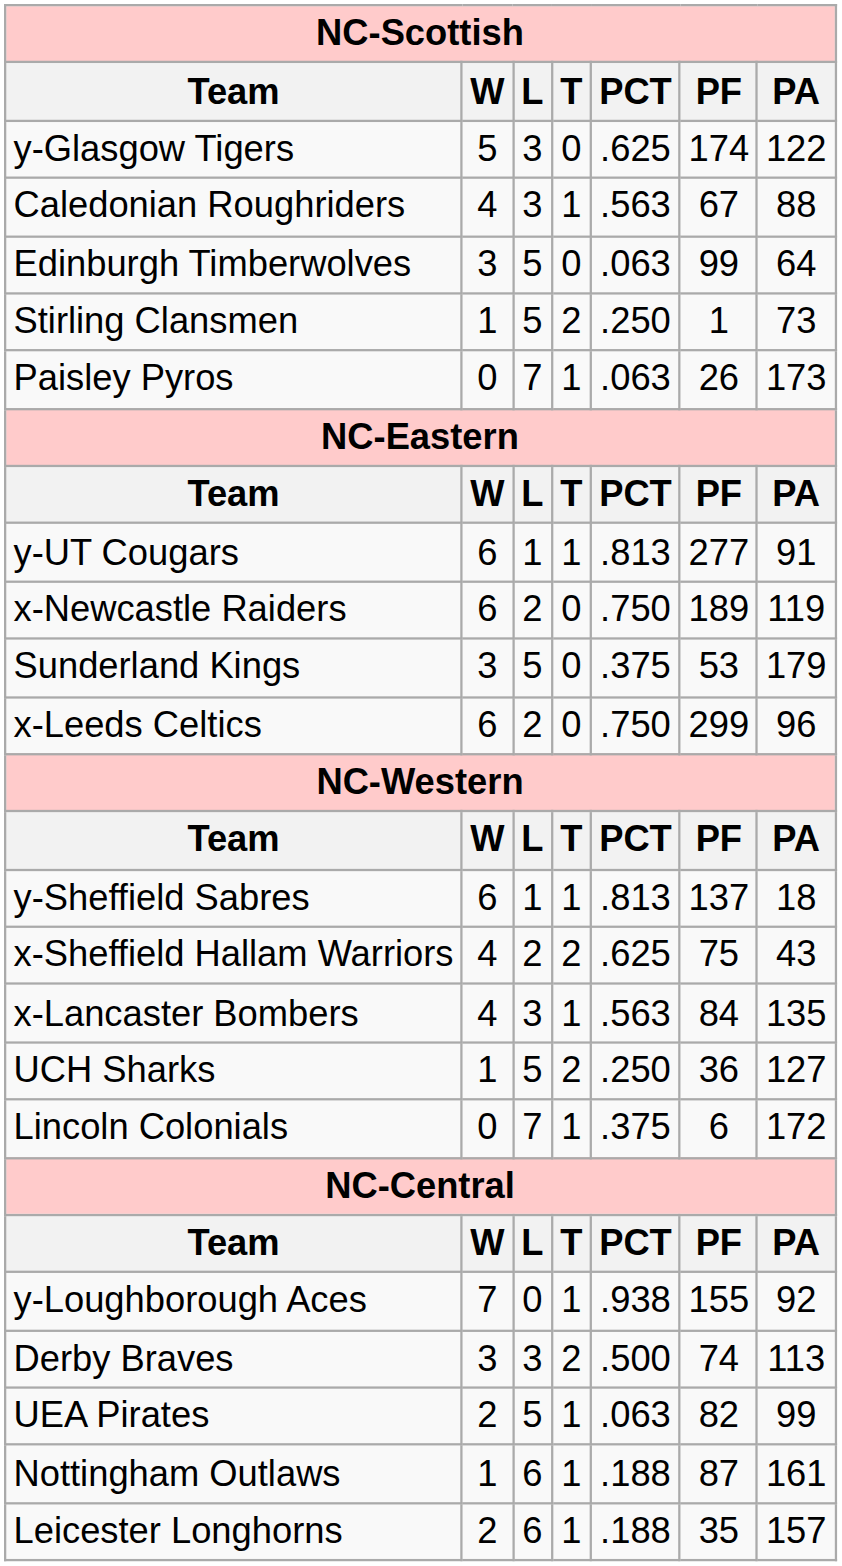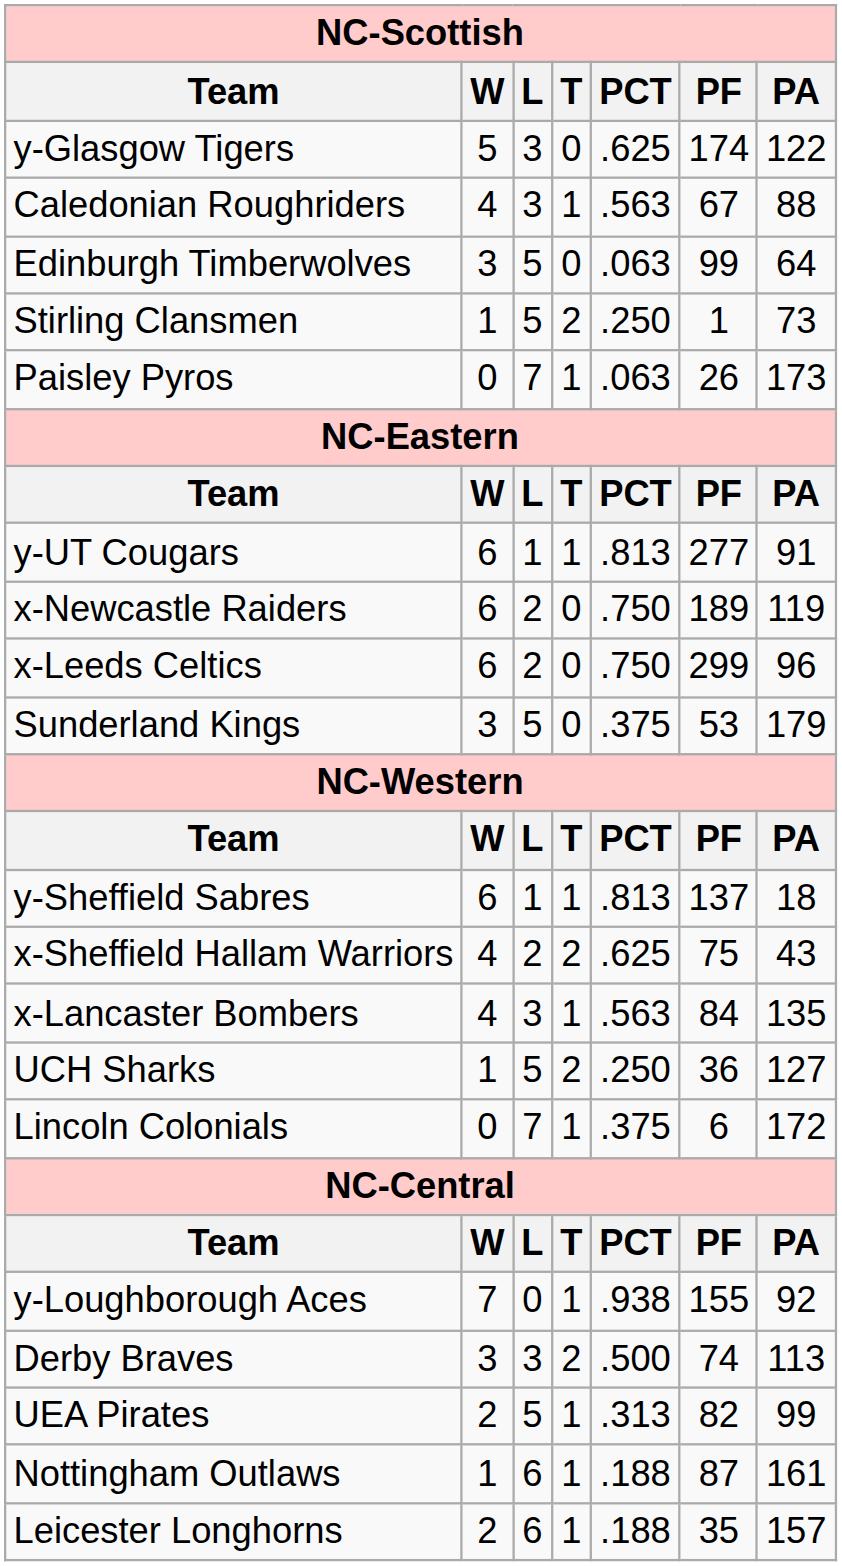rows swapped: (138, 724) <-> (157, 666)
(635, 1415) .063 -> (635, 1415) .313
